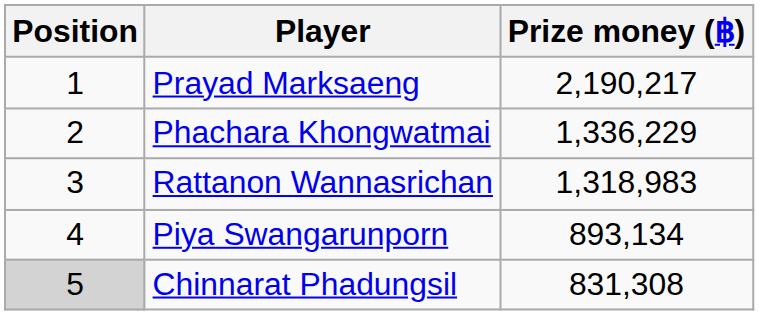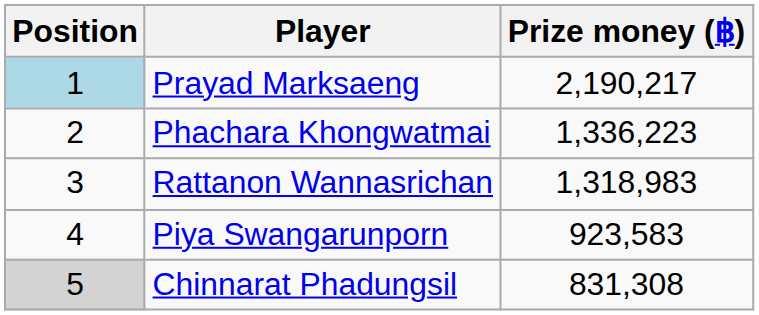(75, 82) no background -> (75, 82) lightblue background
(626, 132) 1,336,229 -> (626, 132) 1,336,223
(626, 233) 893,134 -> (626, 233) 923,583
